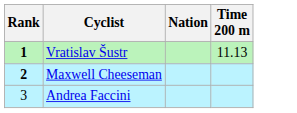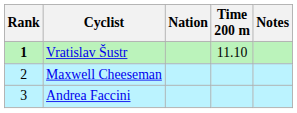+ column: (273, 23)
(232, 52) 11.13 -> (232, 52) 11.10
(24, 74) bold -> (24, 74) normal
